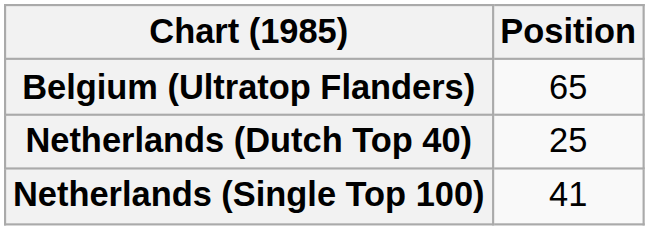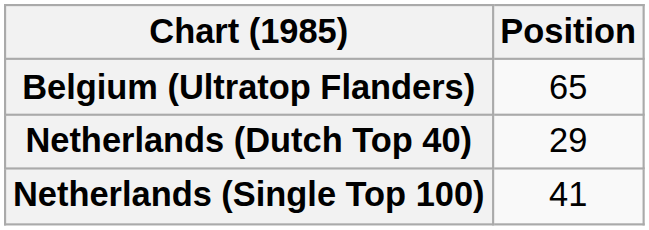(568, 140) 25 -> (568, 140) 29
